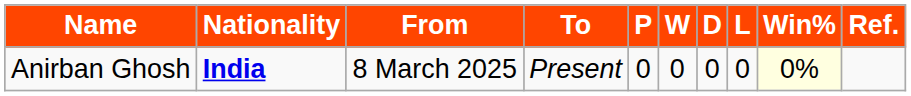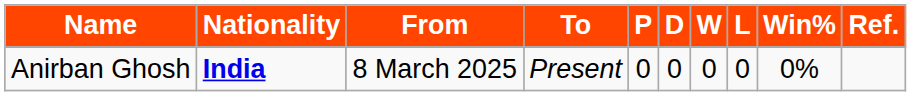columns swapped: (677, 25) <-> (712, 25)
(800, 68) lightyellow background -> (800, 68) no background
